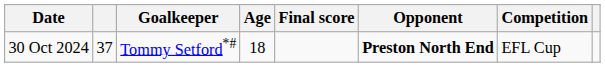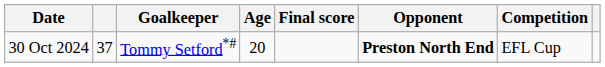(257, 47) 18 -> (257, 47) 20
